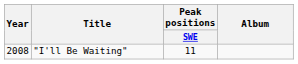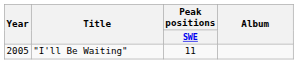(18, 52) 2008 -> (18, 52) 2005
